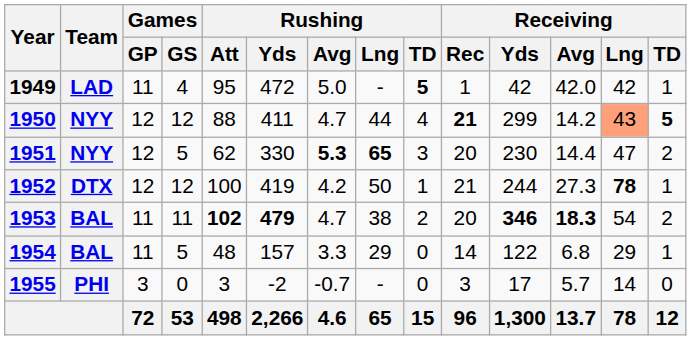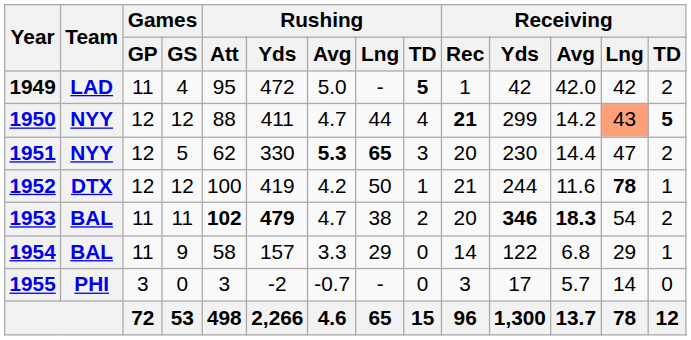(667, 86) 1 -> (667, 86) 2
(576, 185) 27.3 -> (576, 185) 11.6
(182, 251) 5 -> (182, 251) 9
(224, 251) 48 -> (224, 251) 58
